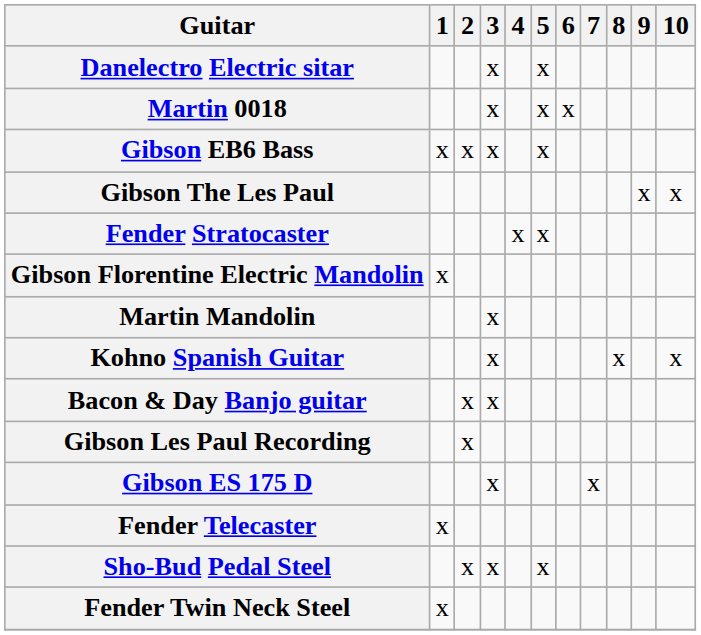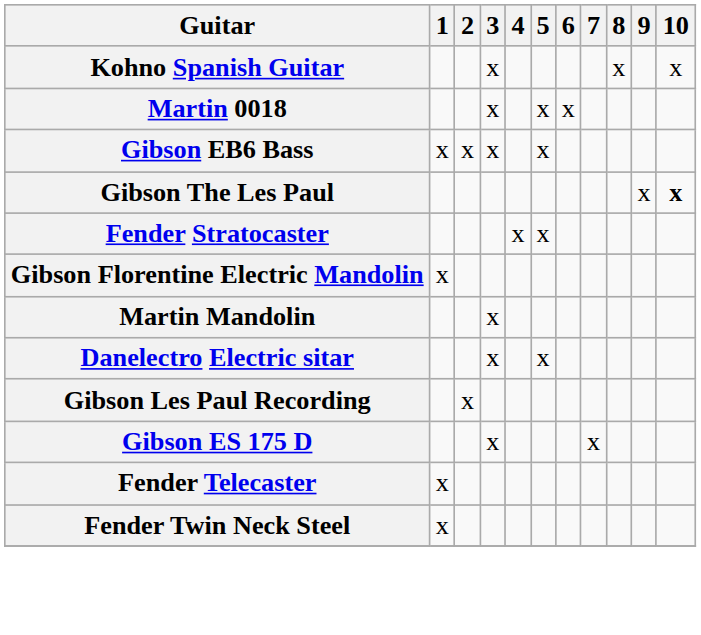rows swapped: (217, 358) <-> (217, 66)
(676, 191) normal -> (676, 191) bold
- row: (217, 399)
- row: (217, 566)
